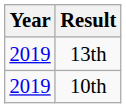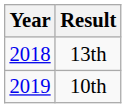(30, 53) 2019 -> (30, 53) 2018
